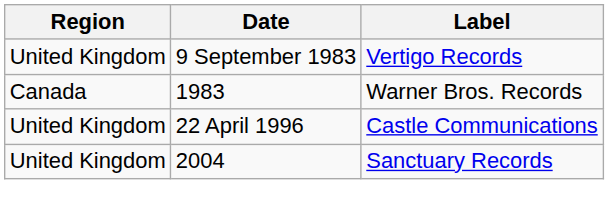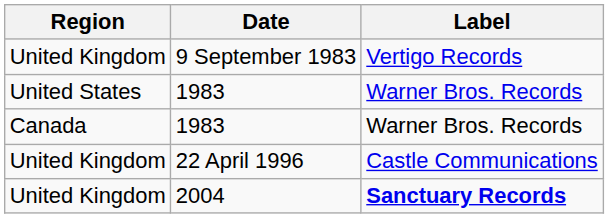+ row: (76, 91)
(459, 160) normal -> (466, 195) bold
